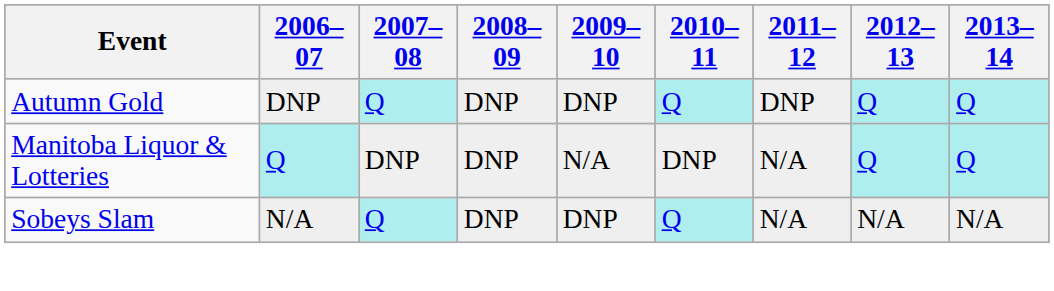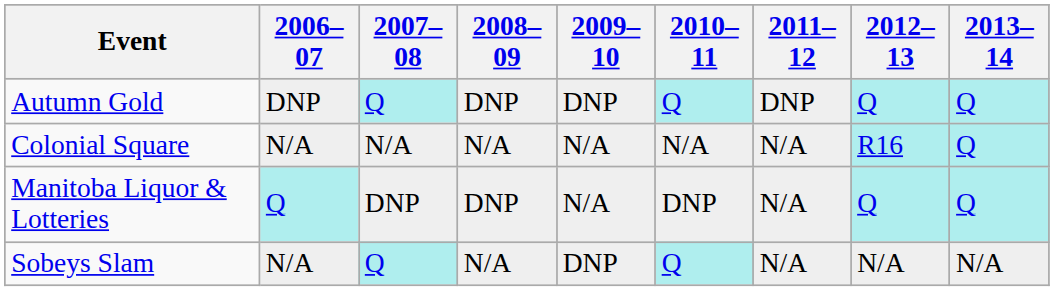+ row: (100, 144)
(491, 219) DNP -> (487, 262) N/A
